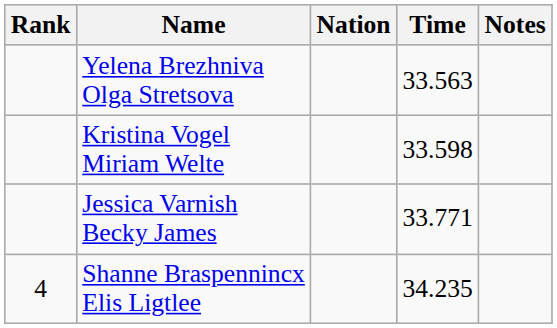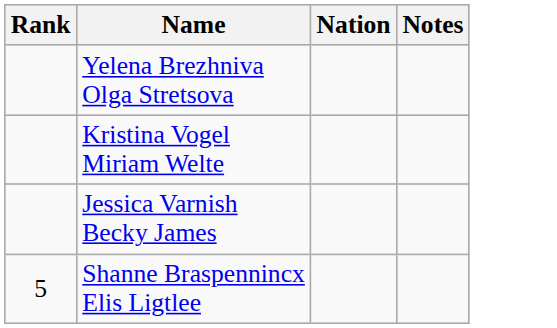- column: (438, 24)
(41, 288) 4 -> (41, 288) 5
